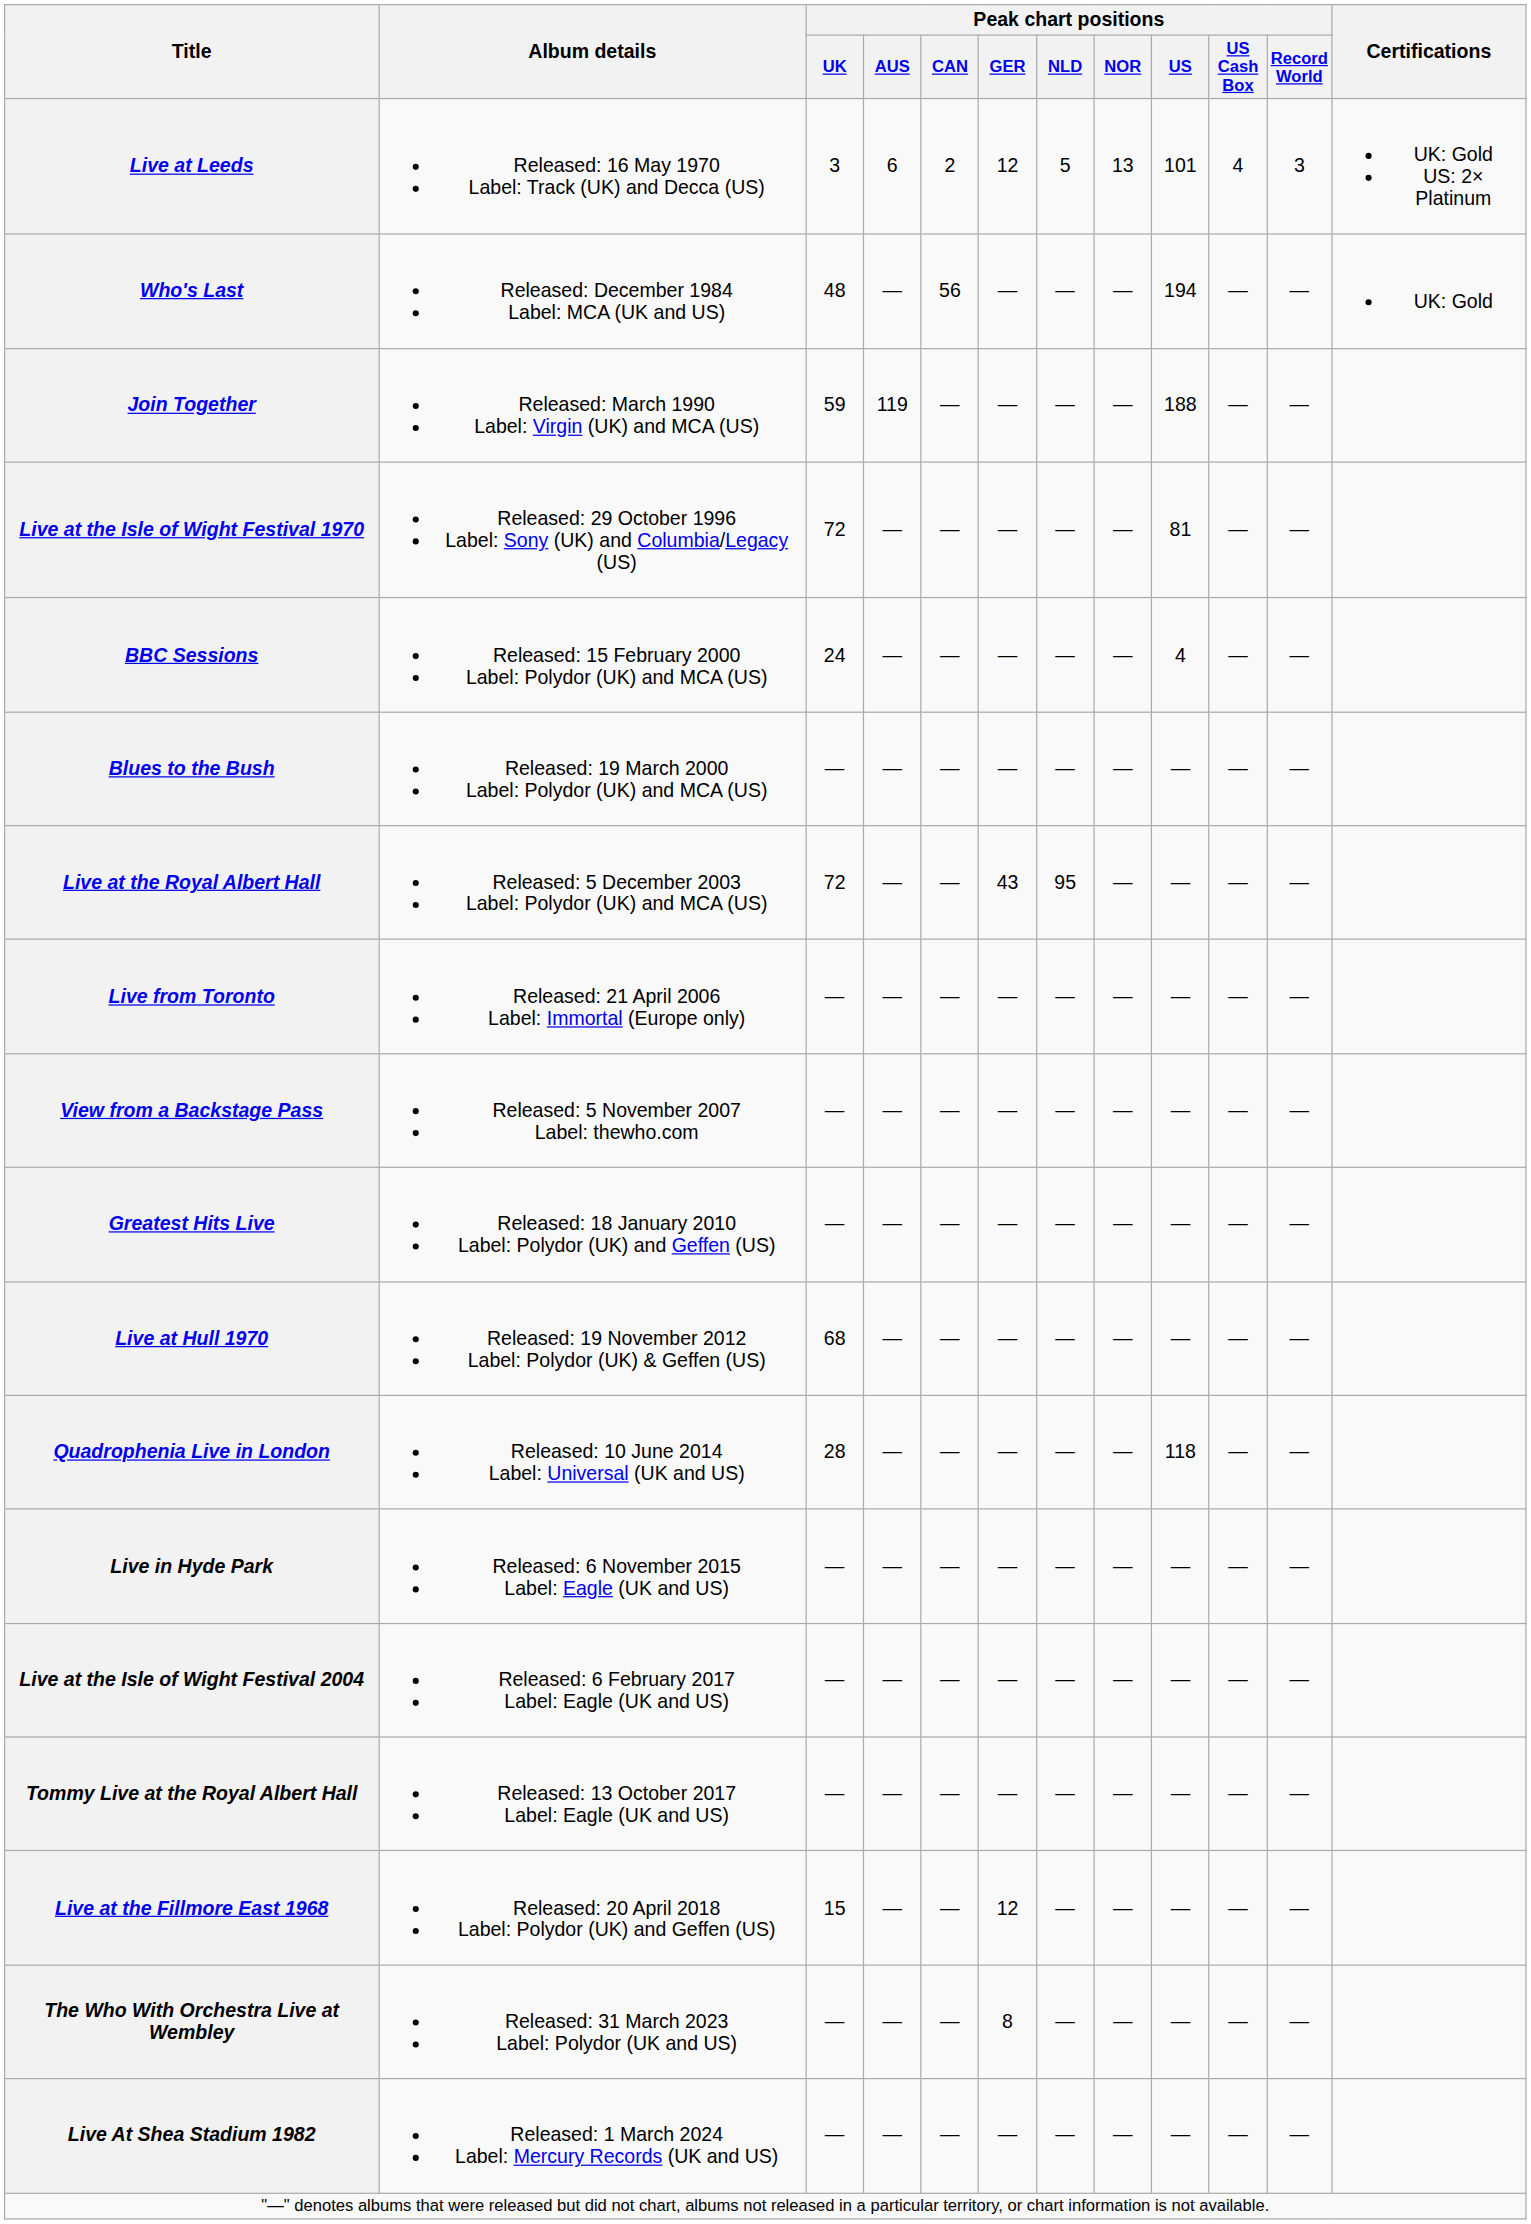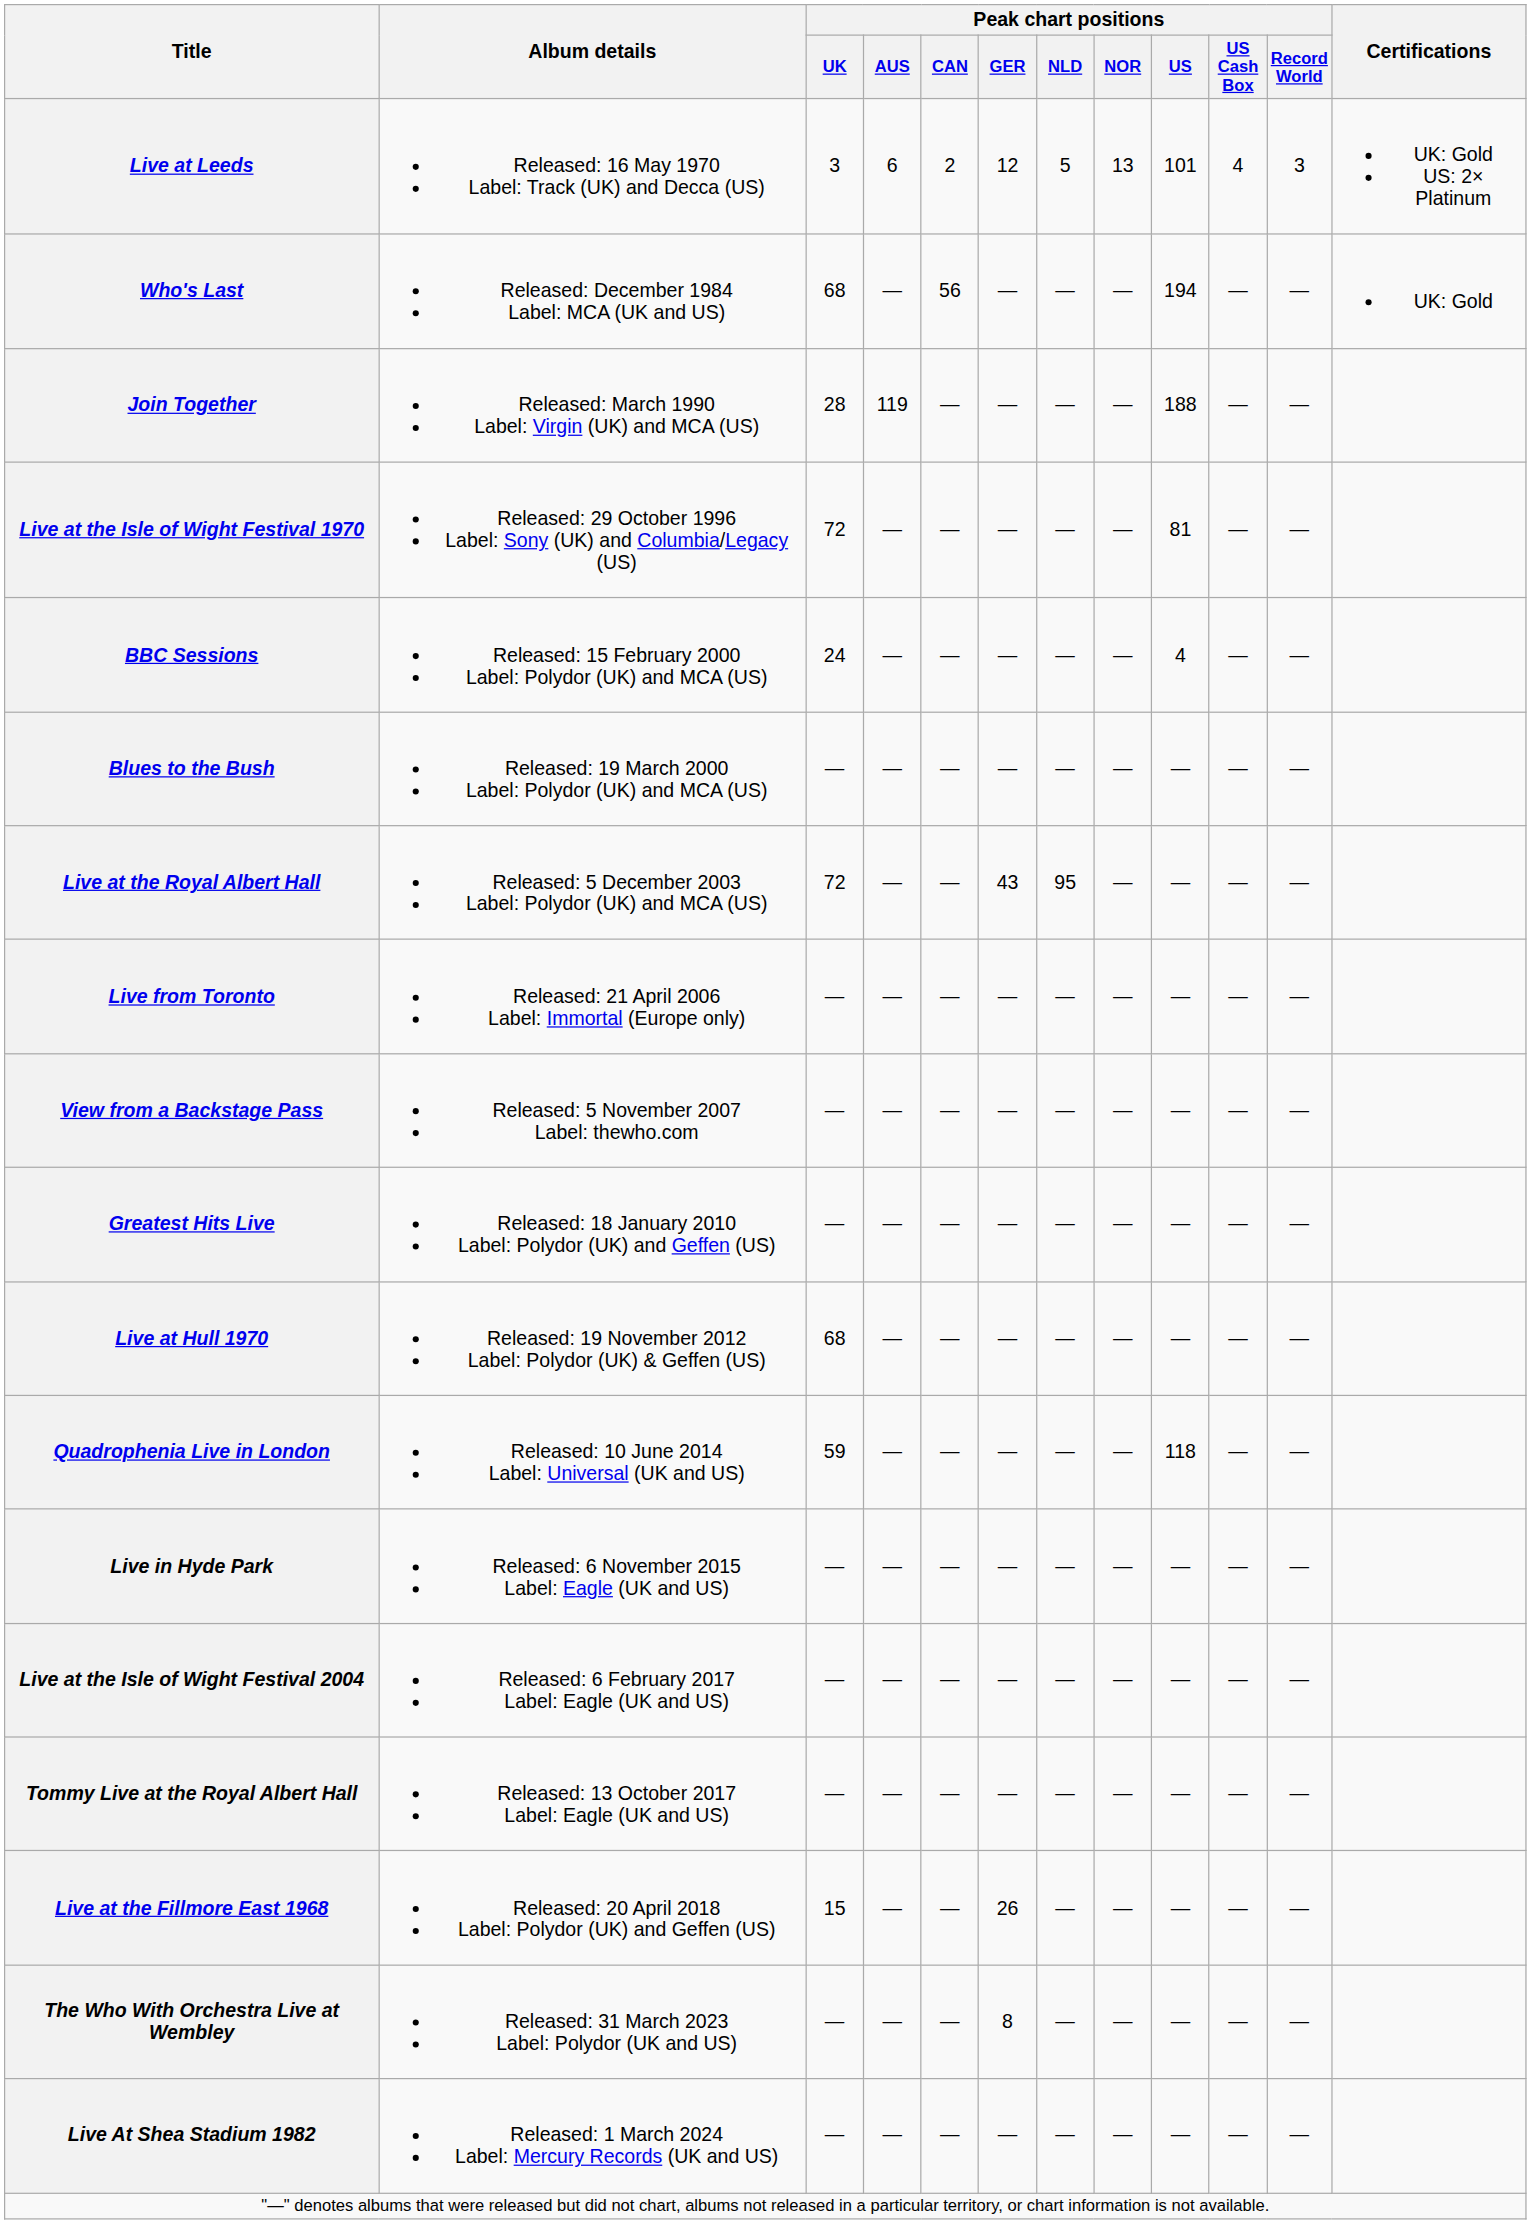(835, 291) 48 -> (835, 291) 68
(835, 404) 59 -> (835, 404) 28
(835, 1452) 28 -> (835, 1452) 59
(1008, 1907) 12 -> (1008, 1907) 26
